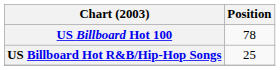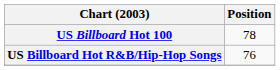(249, 55) 25 -> (249, 55) 76
